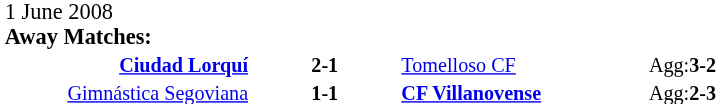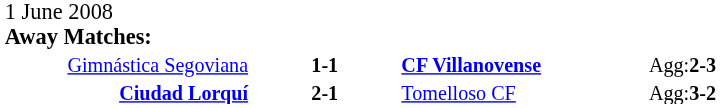rows swapped: (158, 93) <-> (184, 65)
